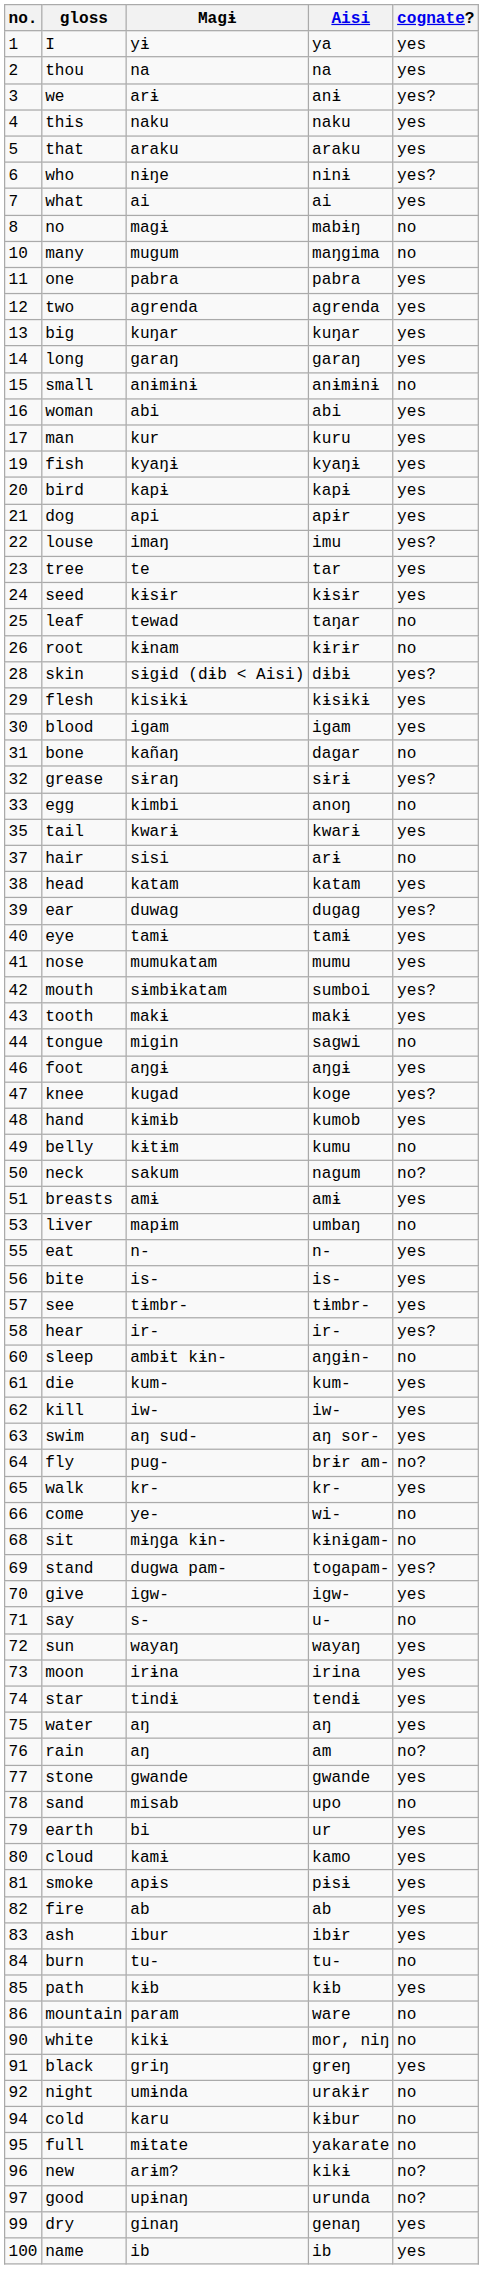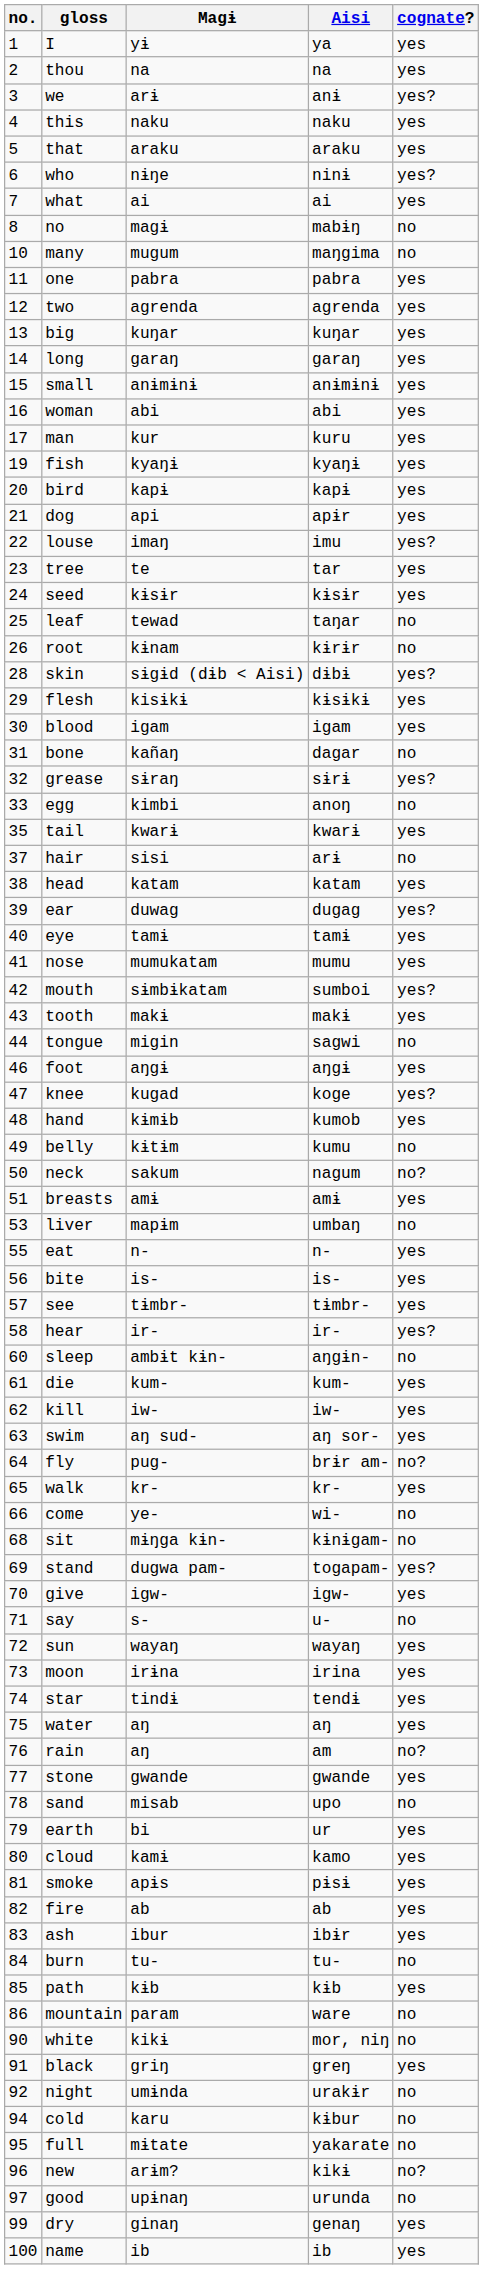(407, 386) no -> (412, 386) yes
(412, 2198) no? -> (407, 2198) no
